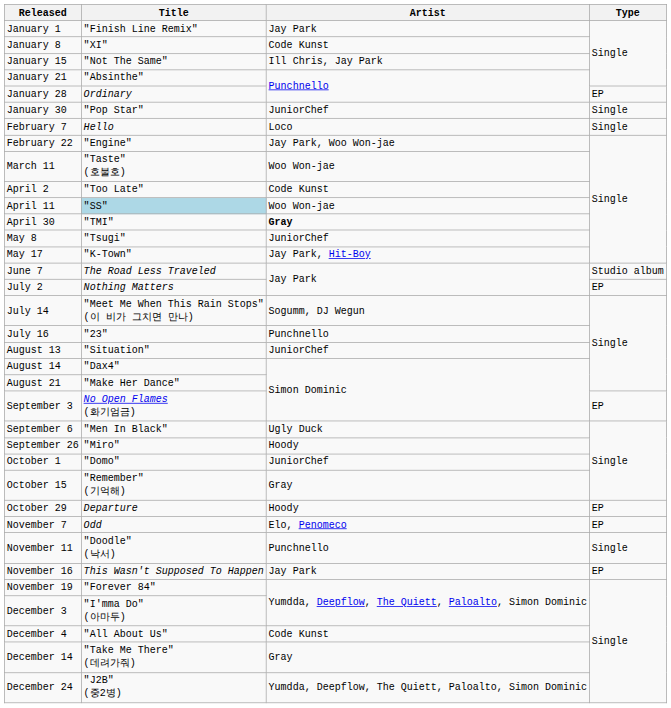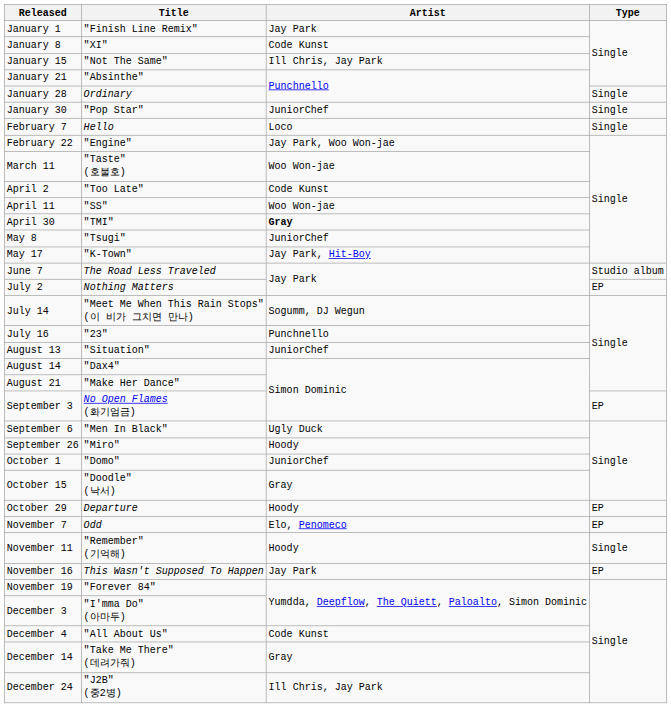(598, 94) EP -> (610, 94) Single
(96, 206) lightblue background -> (96, 206) no background
(114, 485) "Remember" (기억해) -> (108, 485) "Doodle" (낙서)
(108, 548) "Doodle" (낙서) -> (114, 548) "Remember" (기억해)
(299, 548) Punchnello -> (284, 548) Hoody
(428, 687) Yumdda, Deepflow, The Quiett, Paloalto, Simon Dominic -> (326, 687) Ill Chris, Jay Park
